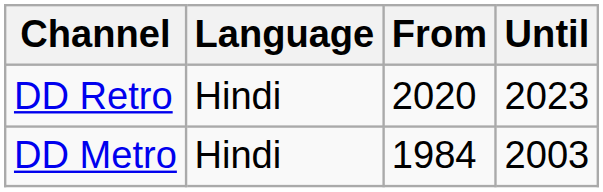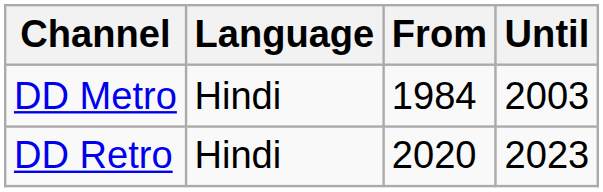rows swapped: (95, 155) <-> (93, 95)
